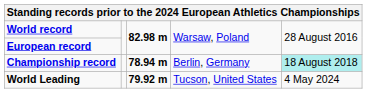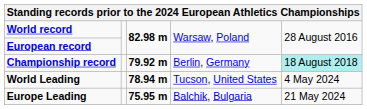(148, 63) 78.94 m -> (148, 63) 79.92 m
(148, 79) 79.92 m -> (148, 79) 78.94 m
+ row: (47, 96)
